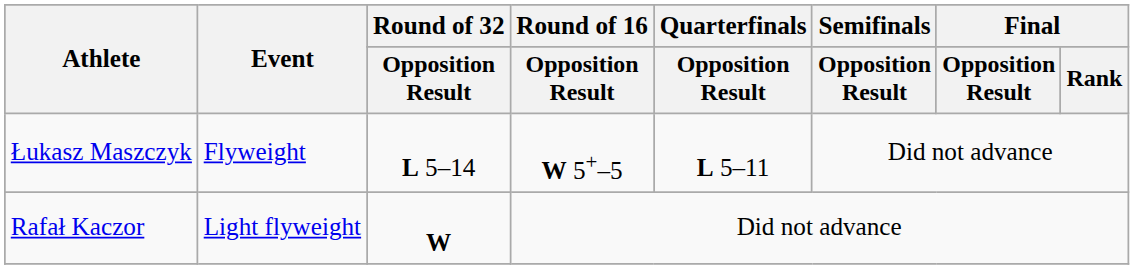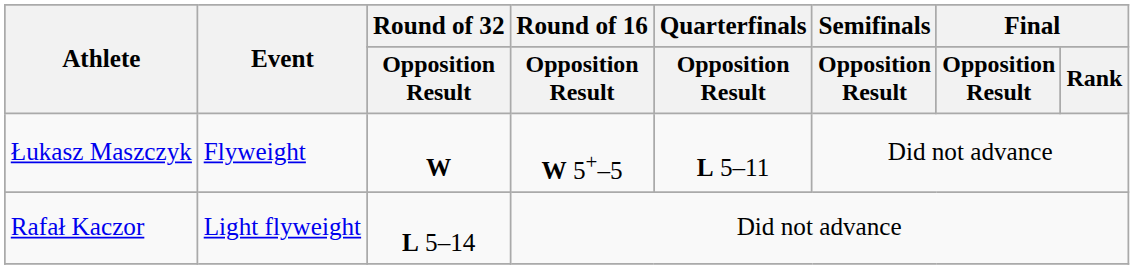(439, 167) L 5–14 -> (439, 167) W
(439, 242) W -> (439, 242) L 5–14
